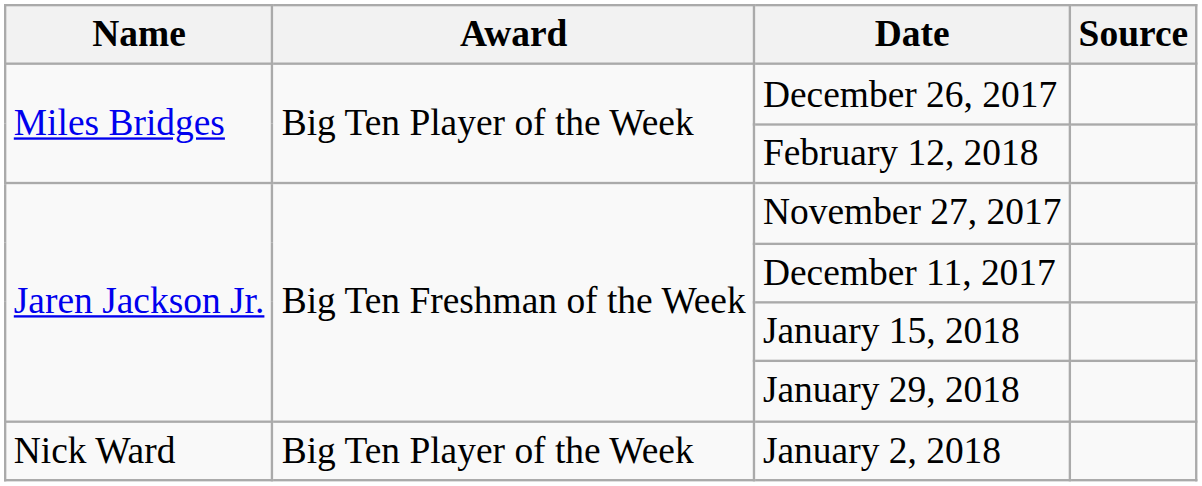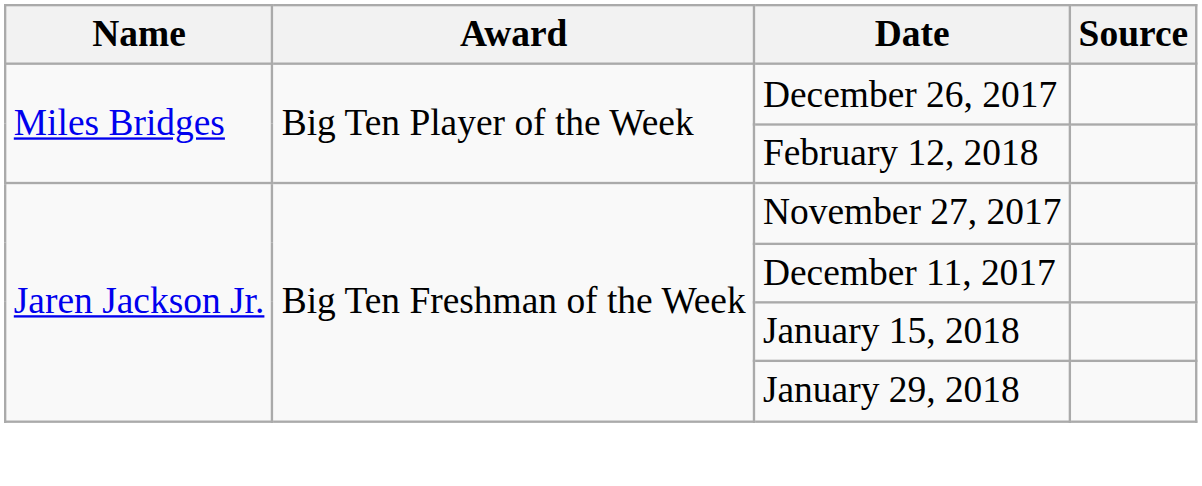- row: (882, 449)
